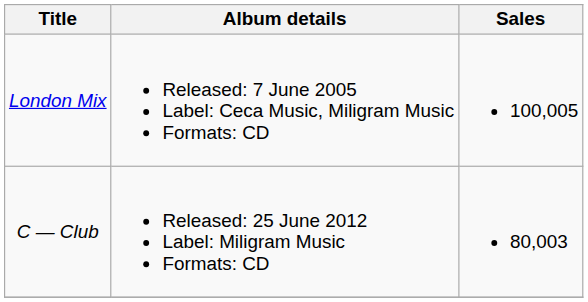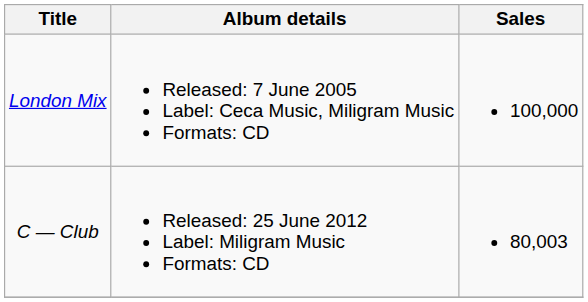(521, 111) 100,005 -> (521, 111) 100,000
